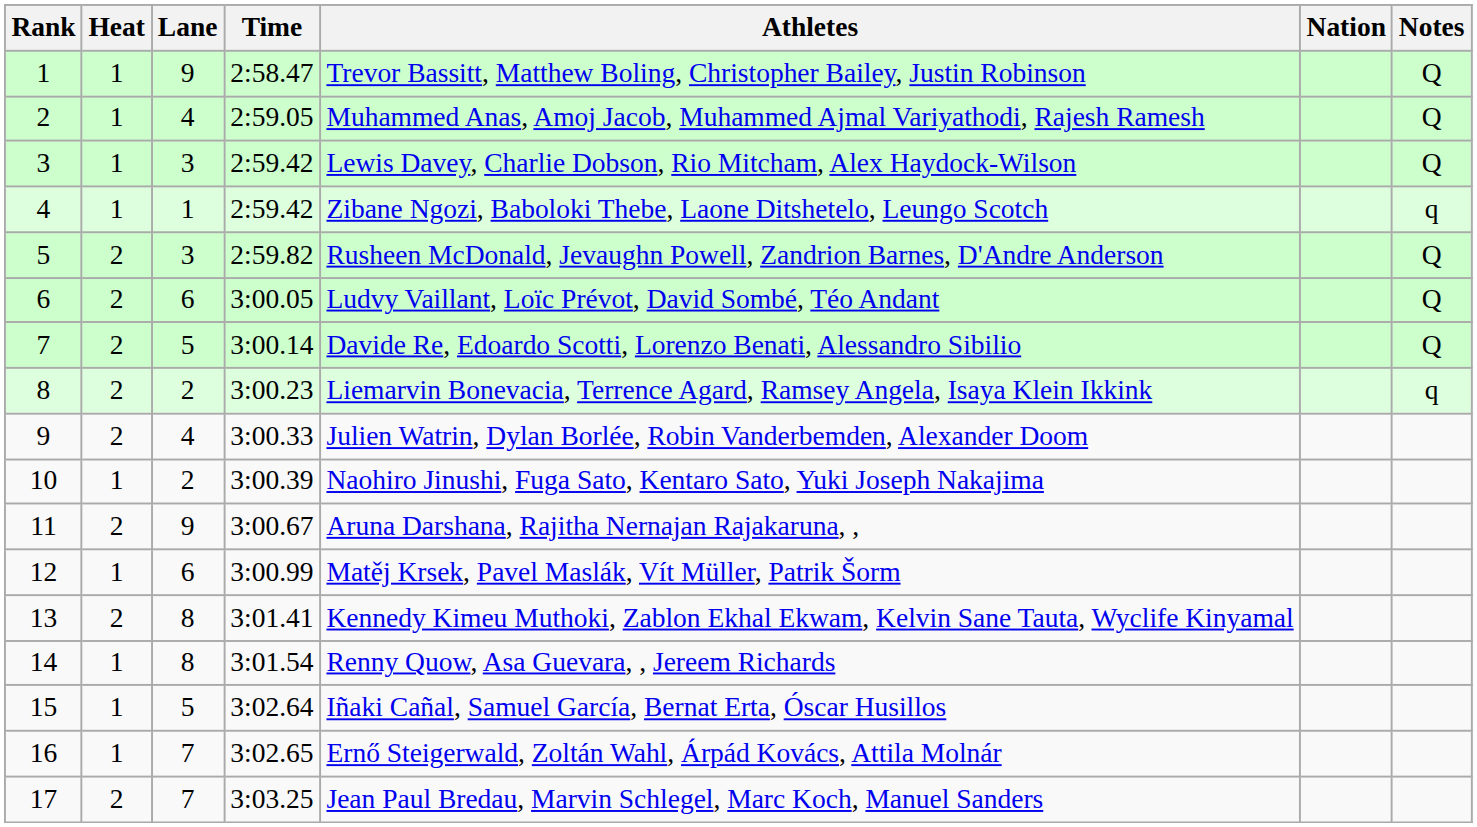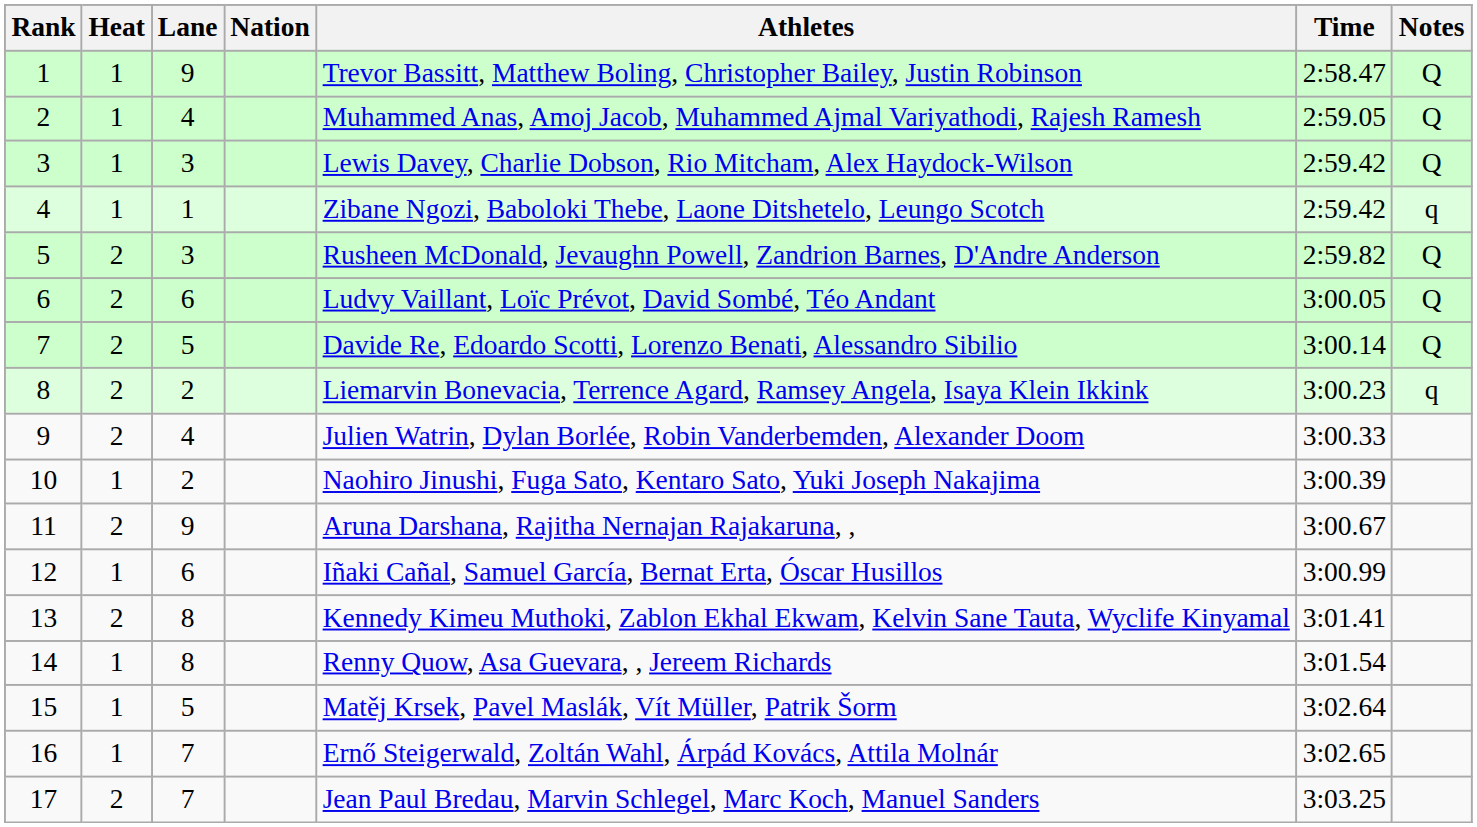columns swapped: (1346, 27) <-> (272, 27)
(614, 571) Matěj Krsek, Pavel Maslák, Vít Müller, Patrik Šorm -> (633, 571) Iñaki Cañal, Samuel García, Bernat Erta, Óscar Husillos
(636, 708) Iñaki Cañal, Samuel García, Bernat Erta, Óscar Husillos -> (610, 708) Matěj Krsek, Pavel Maslák, Vít Müller, Patrik Šorm
